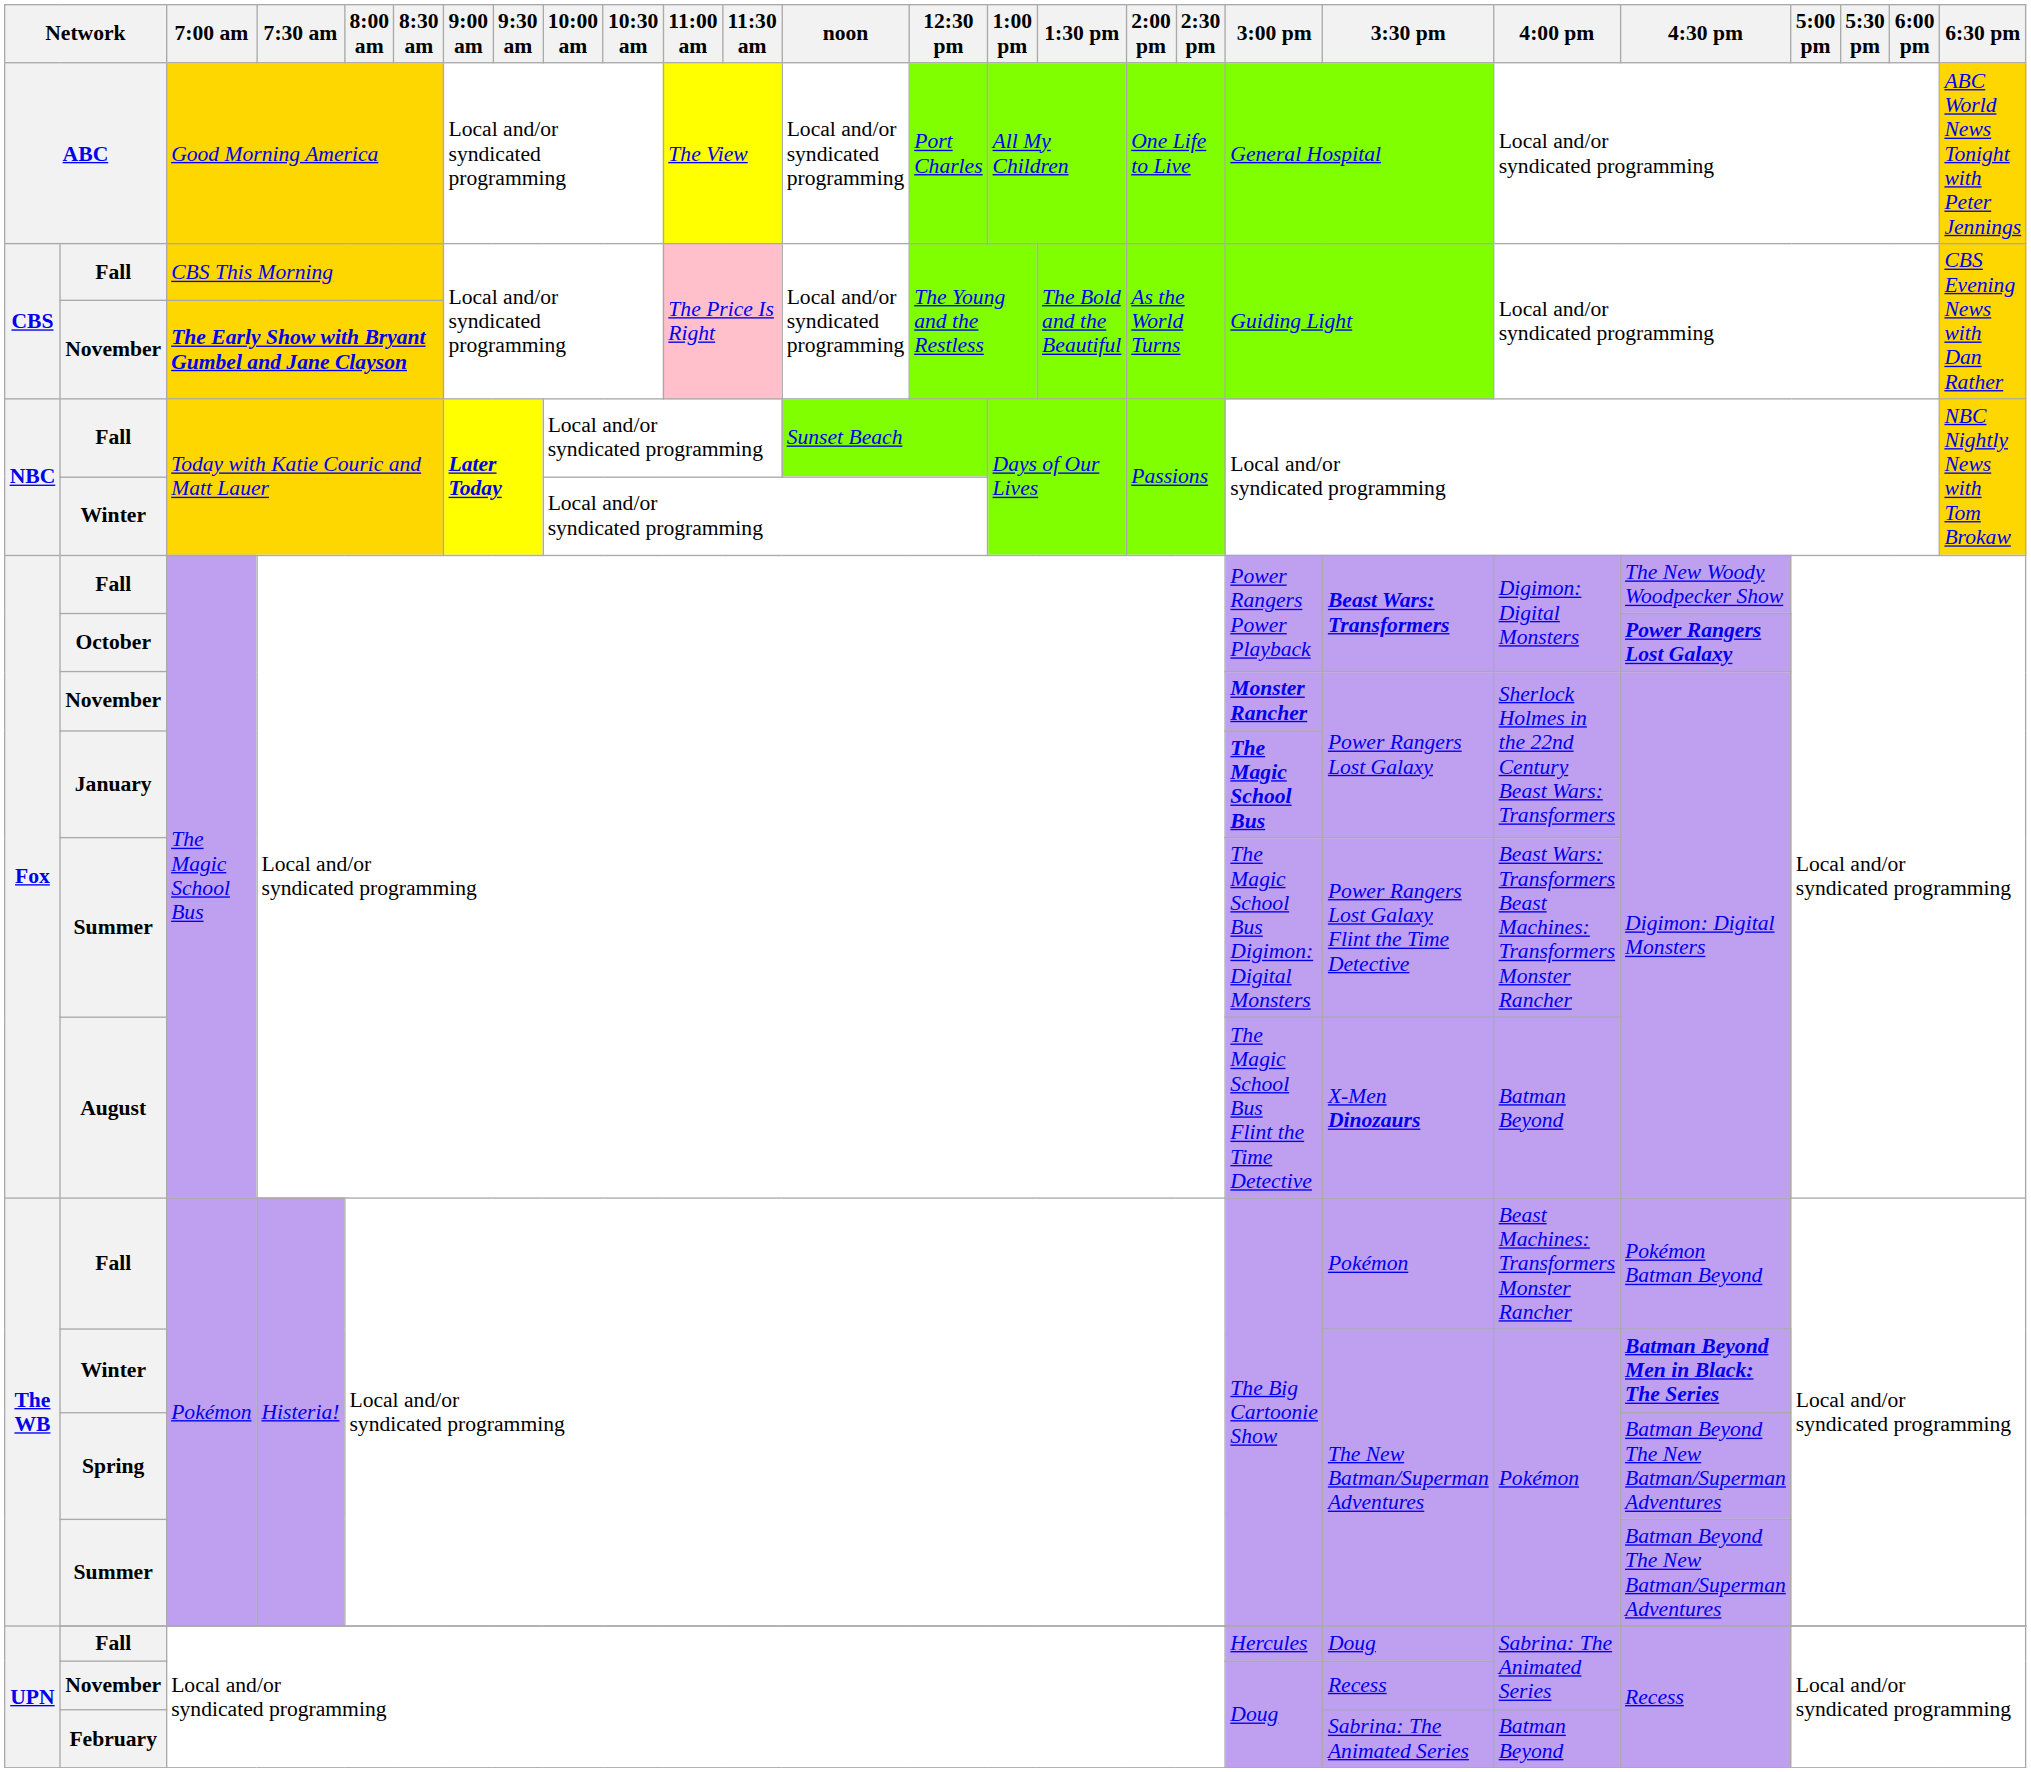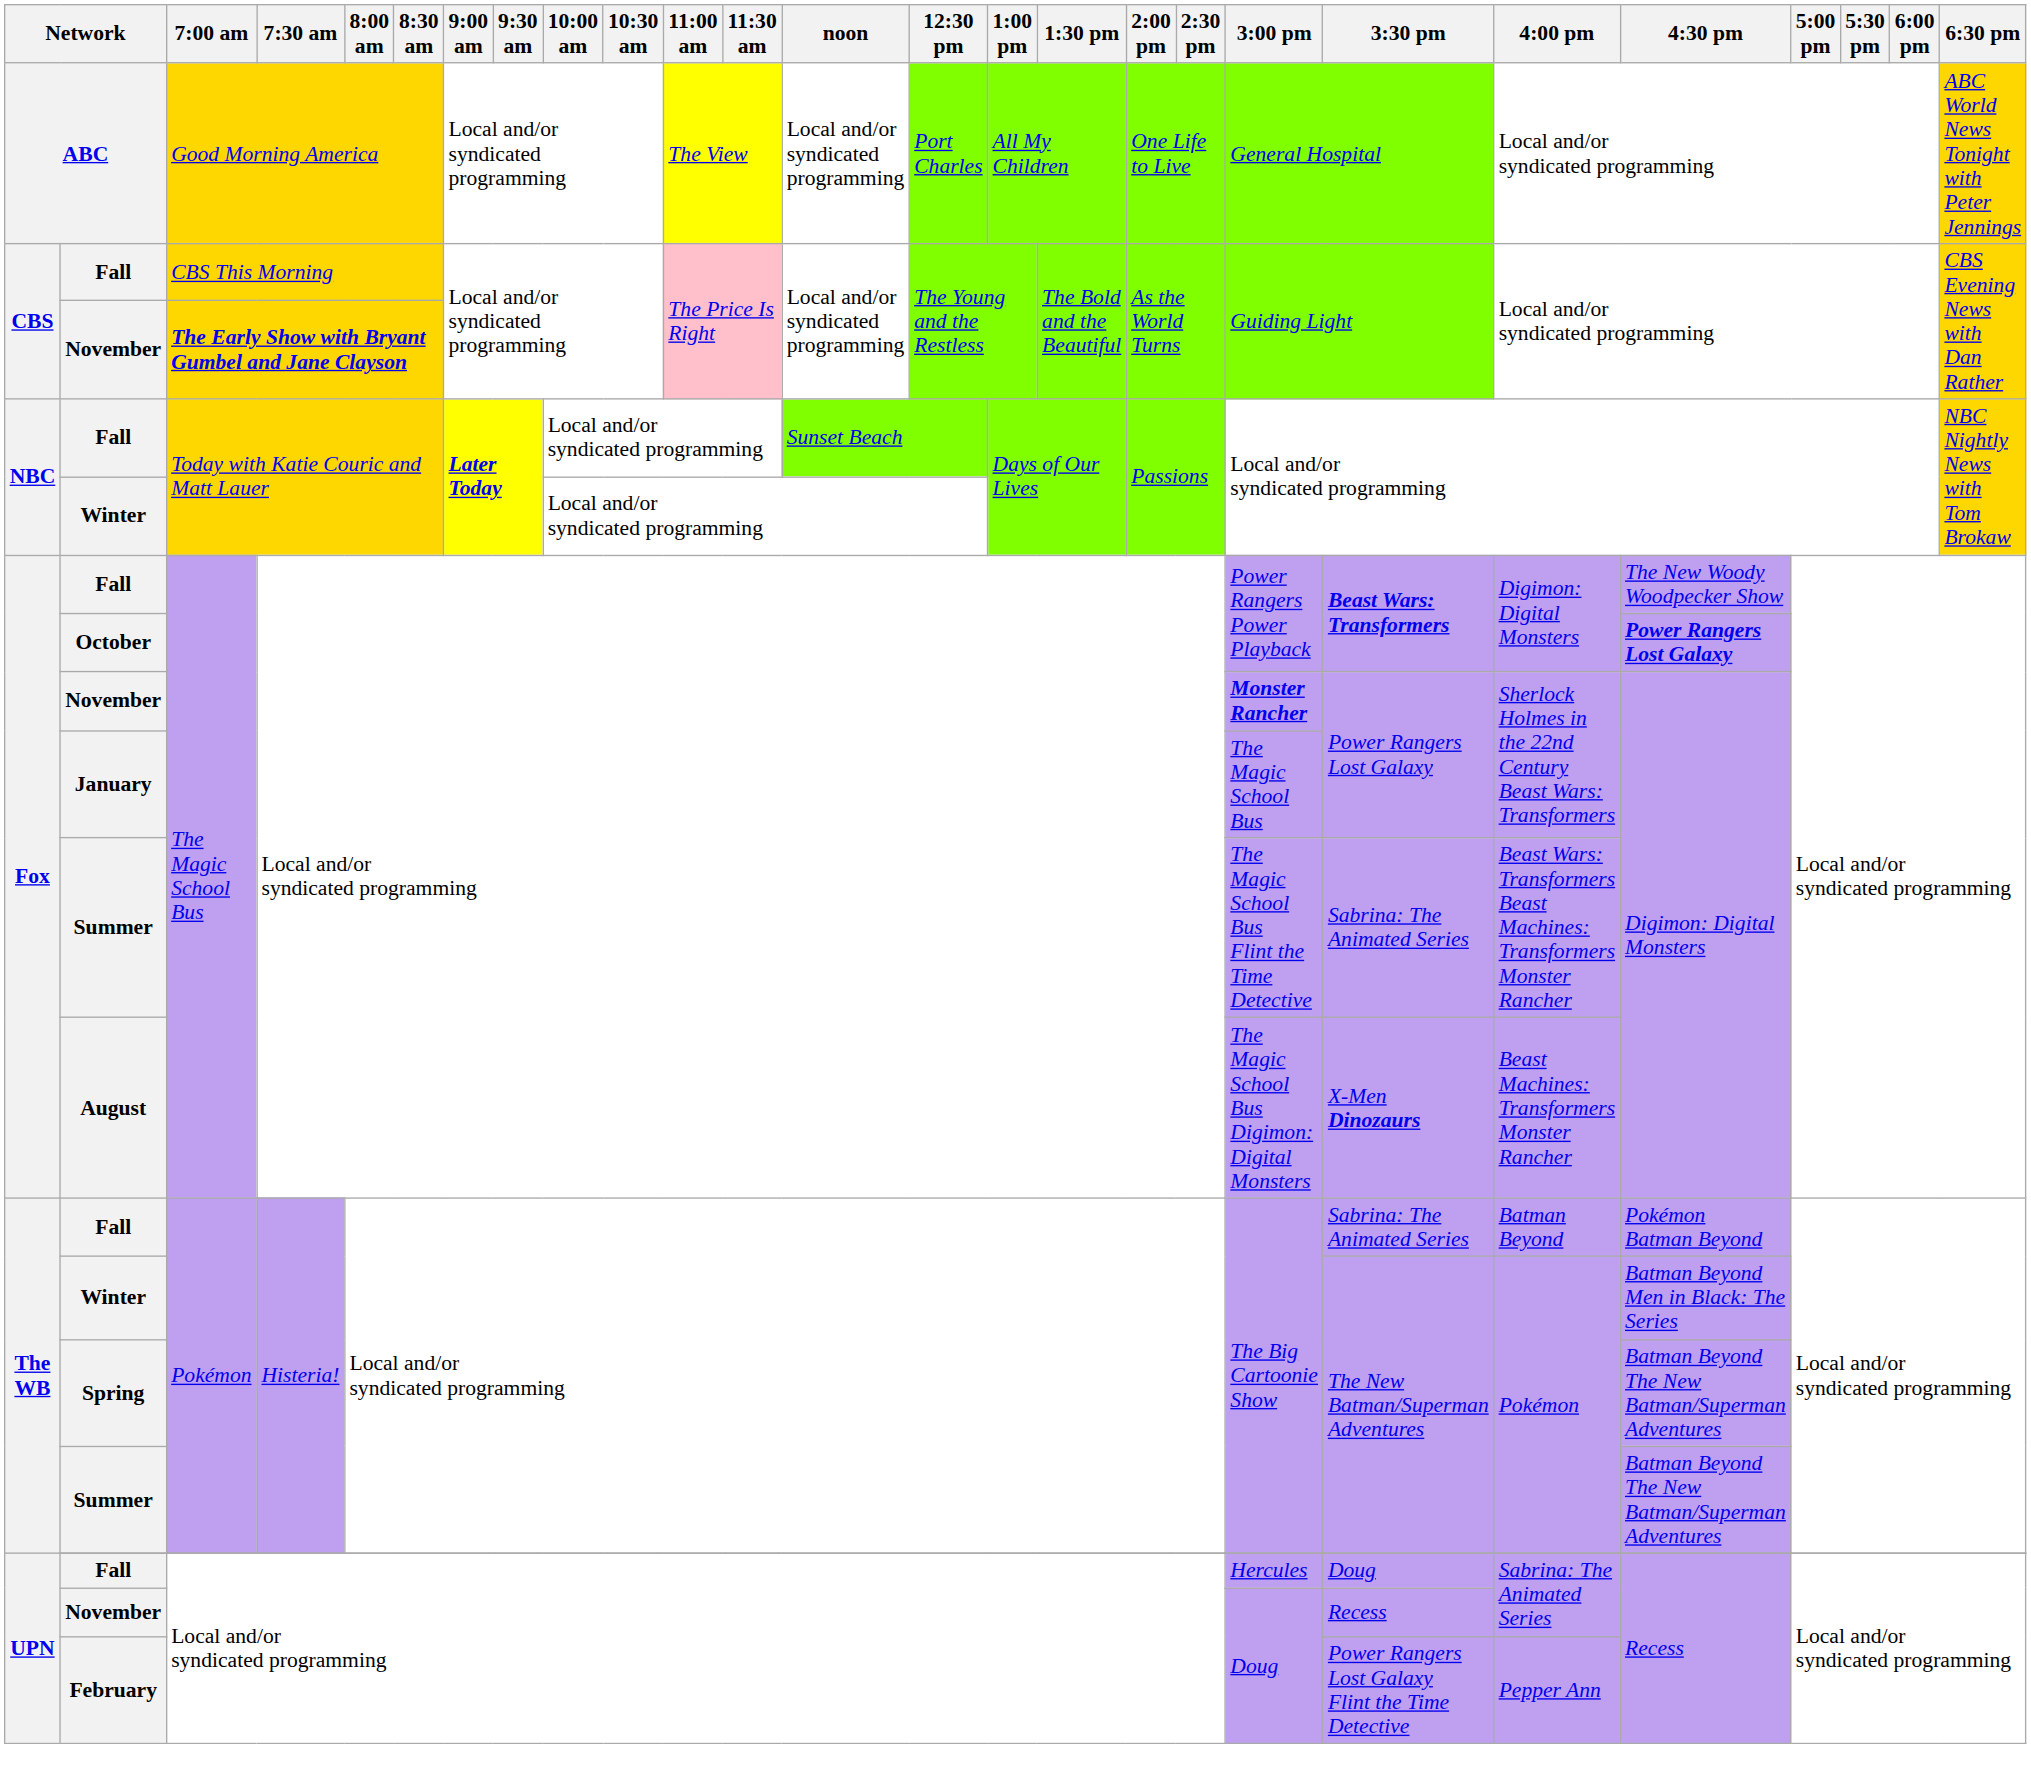(1261, 783) bold -> (1260, 783) normal
(1272, 927) The Magic School Bus Digimon: Digital Monsters -> (1271, 927) The Magic School Bus Flint the Time Detective
(1395, 927) Power Rangers Lost Galaxy Flint the Time Detective -> (1398, 927) Sabrina: The Animated Series
(1271, 1107) The Magic School Bus Flint the Time Detective -> (1272, 1107) The Magic School Bus Digimon: Digital Monsters
(1532, 1107) Batman Beyond -> (1557, 1107) Beast Machines: Transformers Monster Rancher
(1368, 1263) Pokémon -> (1398, 1226) Sabrina: The Animated Series
(1557, 1263) Beast Machines: Transformers Monster Rancher -> (1532, 1226) Batman Beyond
(1697, 1370) bold -> (1705, 1297) normal
(1398, 1738) Sabrina: The Animated Series -> (1395, 1689) Power Rangers Lost Galaxy Flint the Time Detective
(1532, 1738) Batman Beyond -> (1550, 1689) Pepper Ann
